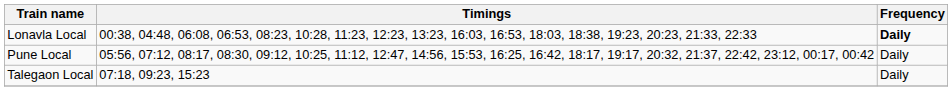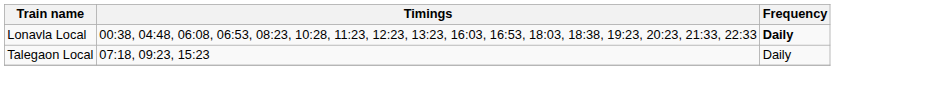- row: (39, 55)
